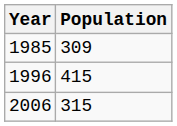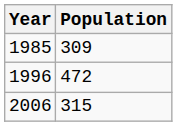(76, 77) 415 -> (76, 77) 472
